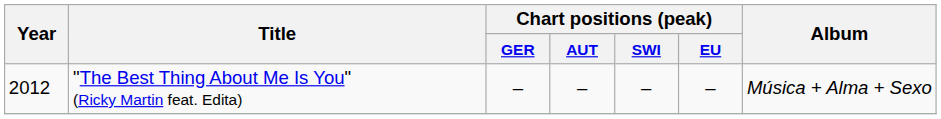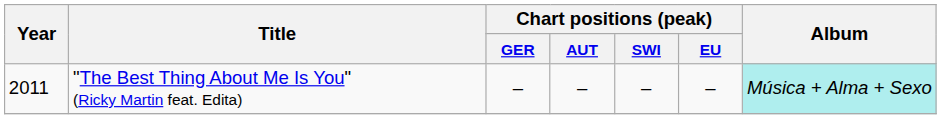(30, 88) 2012 -> (29, 88) 2011
(839, 88) no background -> (839, 88) paleturquoise background
